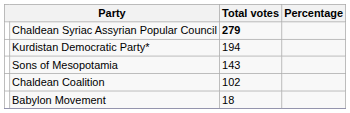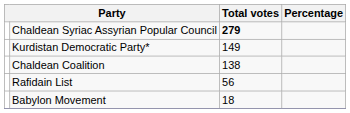(231, 48) 194 -> (231, 48) 149
- row: (65, 65)
(231, 83) 102 -> (231, 65) 138
+ row: (42, 83)
